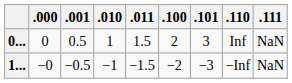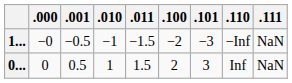rows swapped: (17, 41) <-> (17, 65)
